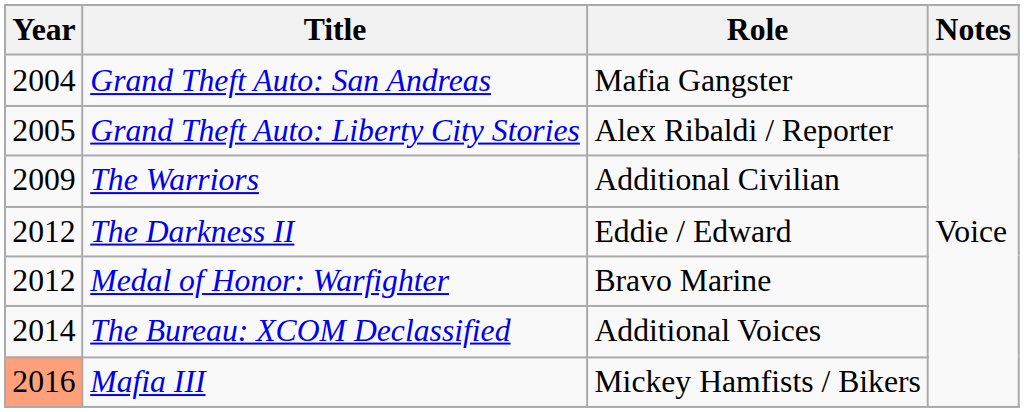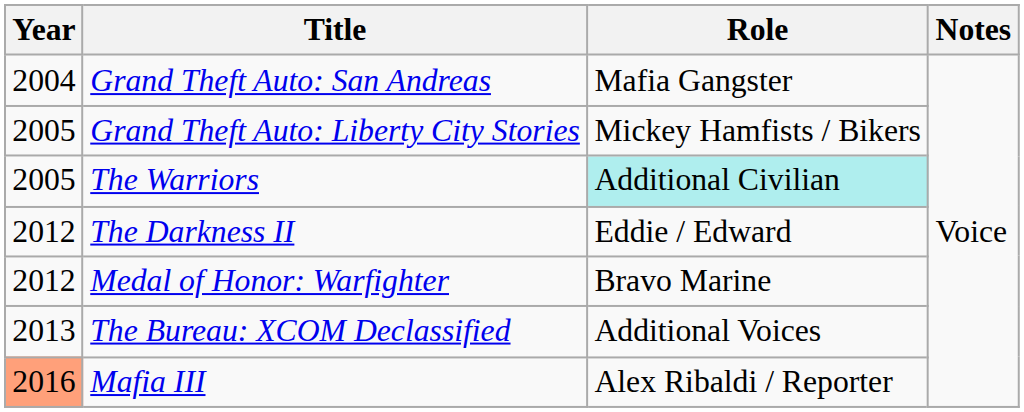(744, 130) Alex Ribaldi / Reporter -> (758, 130) Mickey Hamfists / Bikers
(44, 180) 2009 -> (44, 180) 2005
(717, 180) no background -> (717, 180) paleturquoise background
(44, 331) 2014 -> (44, 331) 2013
(758, 381) Mickey Hamfists / Bikers -> (744, 381) Alex Ribaldi / Reporter
